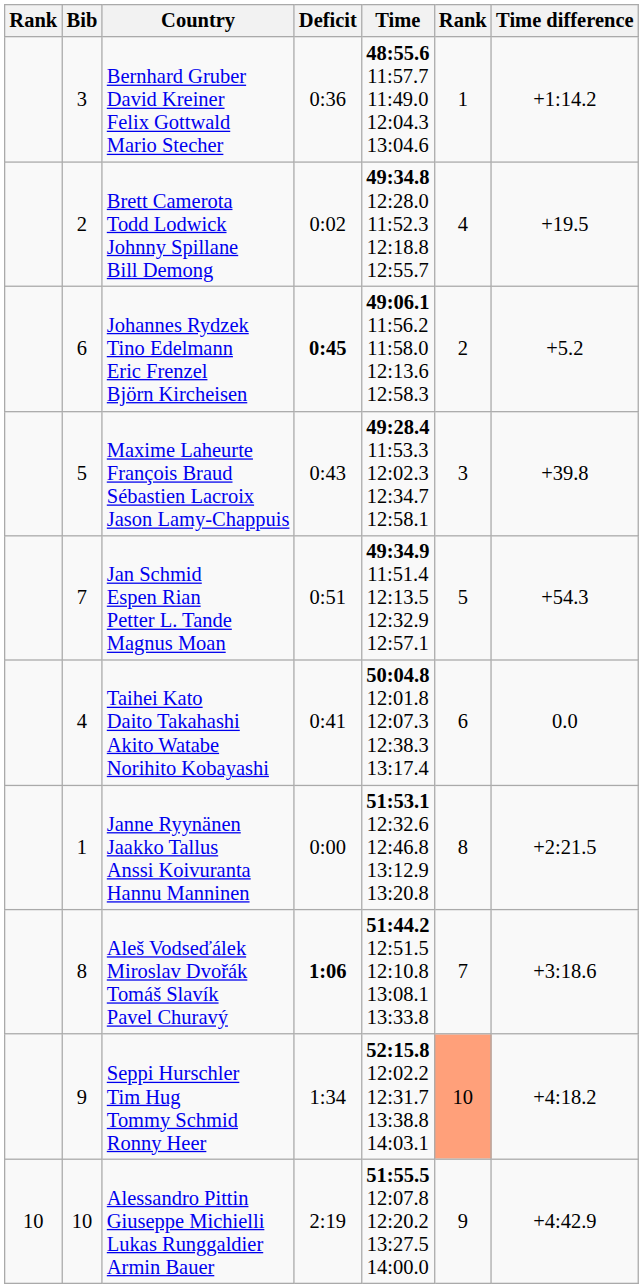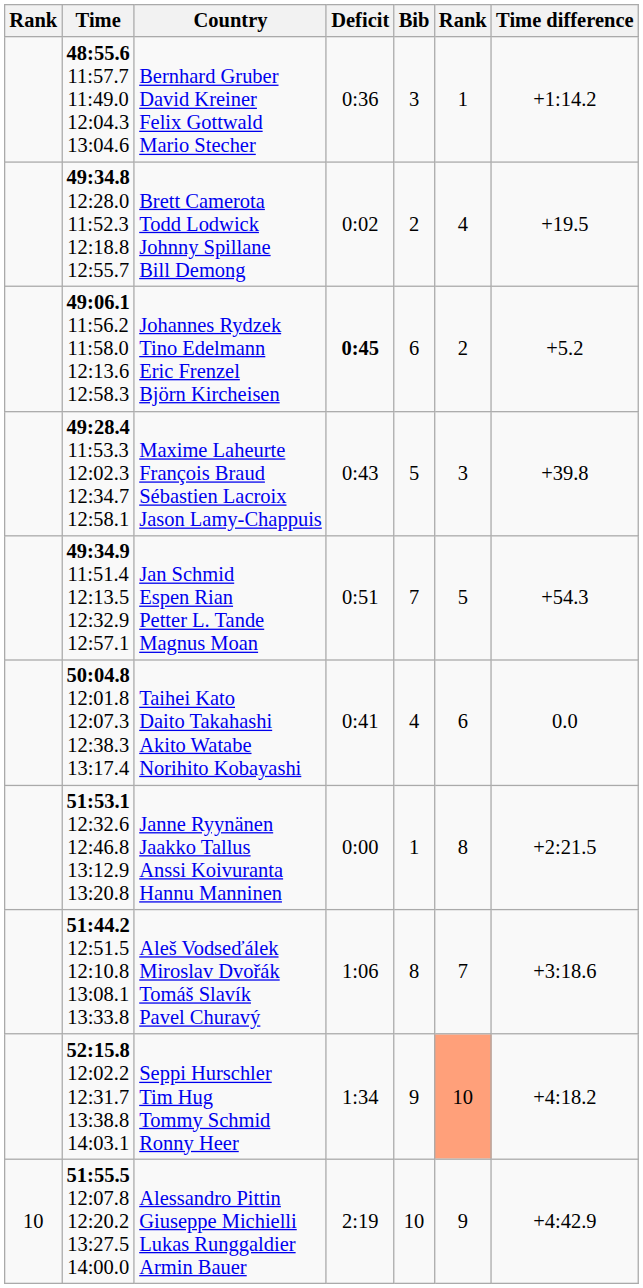columns swapped: (82, 20) <-> (398, 20)
(328, 971) bold -> (360, 971) normal
